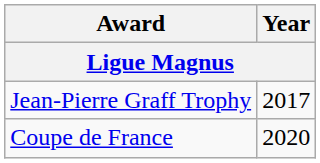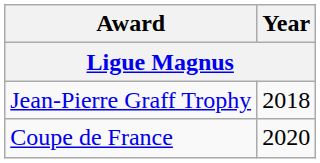(286, 99) 2017 -> (286, 99) 2018
